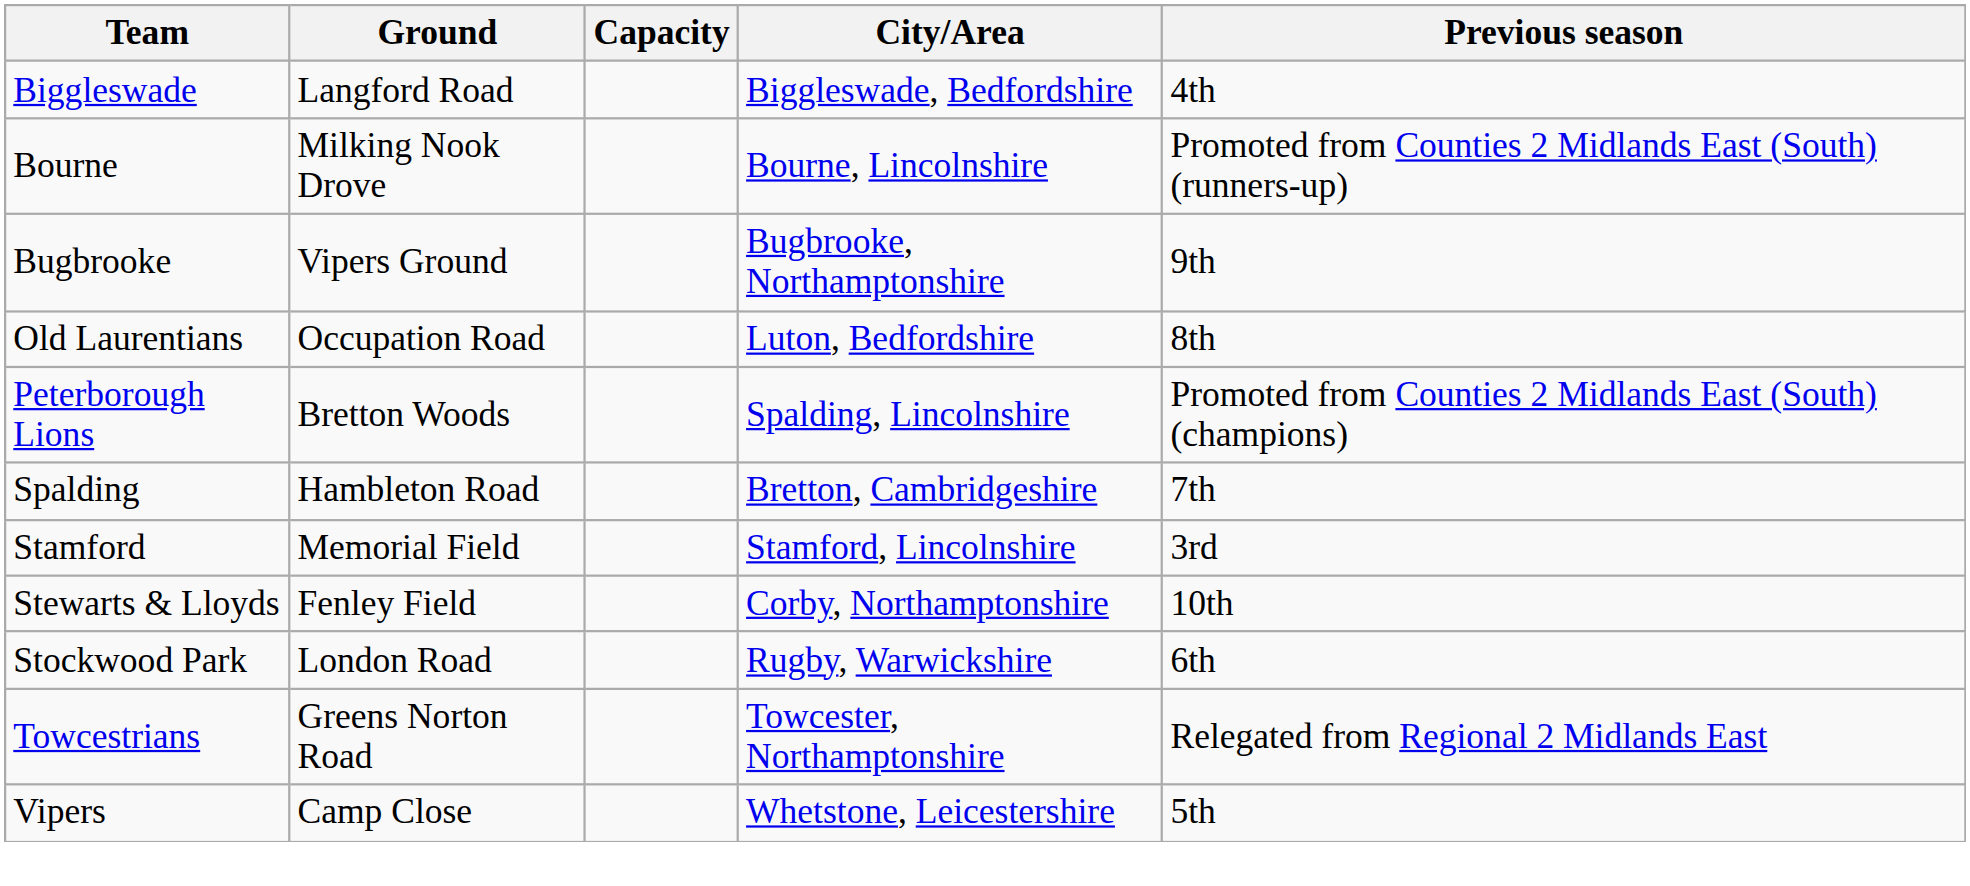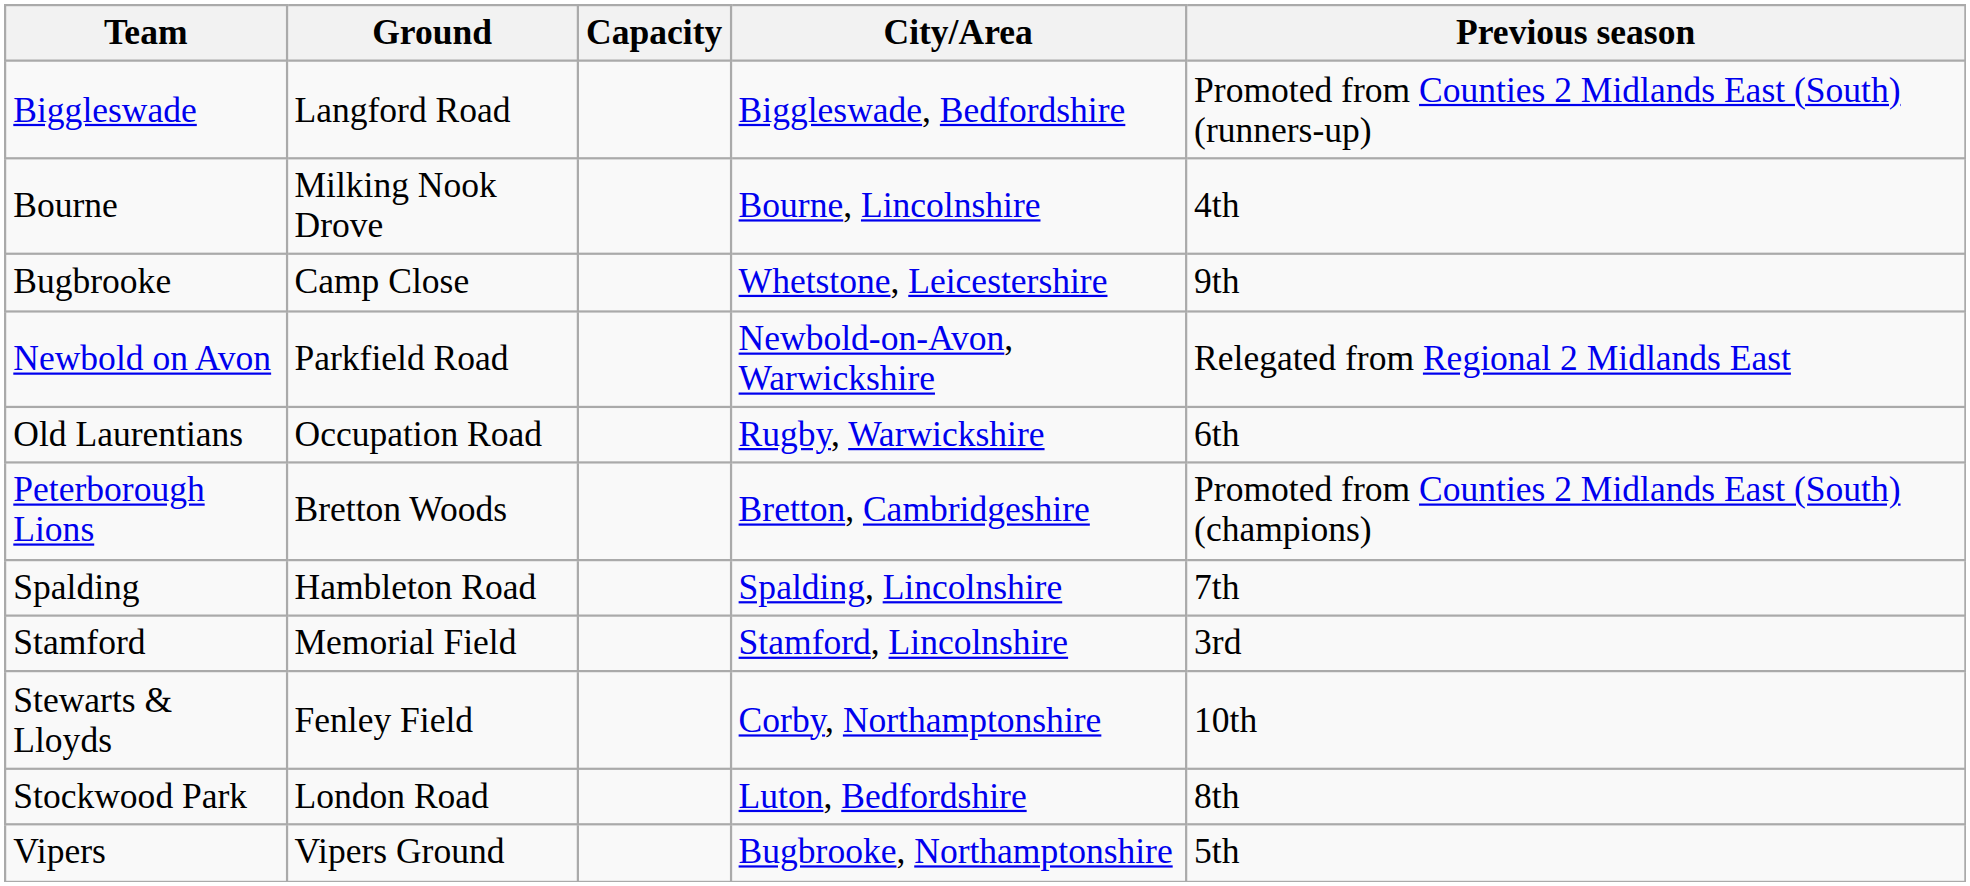(1193, 88) 4th -> (1547, 108) Promoted from Counties 2 Midlands East (South) (runners-up)
(1524, 165) Promoted from Counties 2 Midlands East (South) (runners-up) -> (1217, 205) 4th
(402, 261) Vipers Ground -> (382, 281) Camp Close
(875, 261) Bugbrooke, Northamptonshire -> (923, 281) Whetstone, Leicestershire
+ row: (142, 357)
(890, 337) Luton, Bedfordshire -> (892, 434) Rugby, Warwickshire
(1193, 337) 8th -> (1217, 434) 6th
(908, 414) Spalding, Lincolnshire -> (914, 510) Bretton, Cambridgeshire
(922, 490) Bretton, Cambridgeshire -> (900, 586) Spalding, Lincolnshire
(899, 659) Rugby, Warwickshire -> (883, 795) Luton, Bedfordshire
(1193, 659) 6th -> (1217, 795) 8th
- row: (107, 735)
(385, 812) Camp Close -> (399, 852) Vipers Ground
(931, 812) Whetstone, Leicestershire -> (956, 852) Bugbrooke, Northamptonshire
